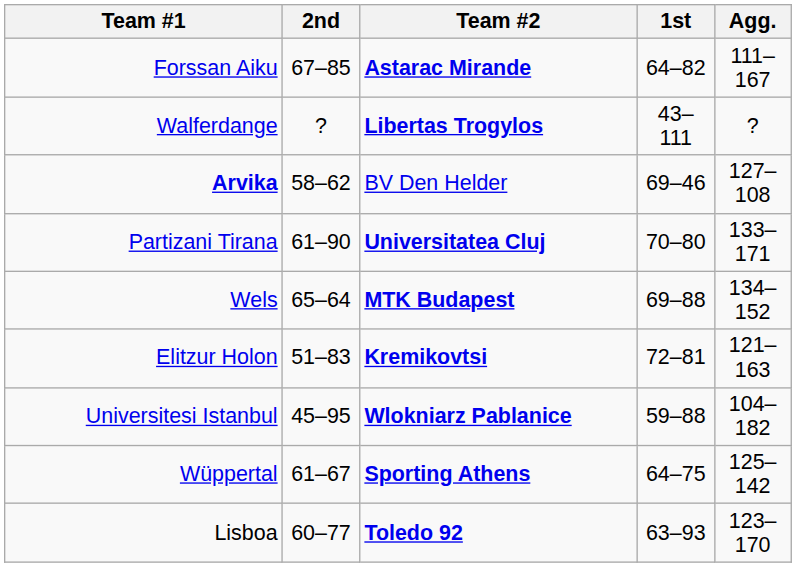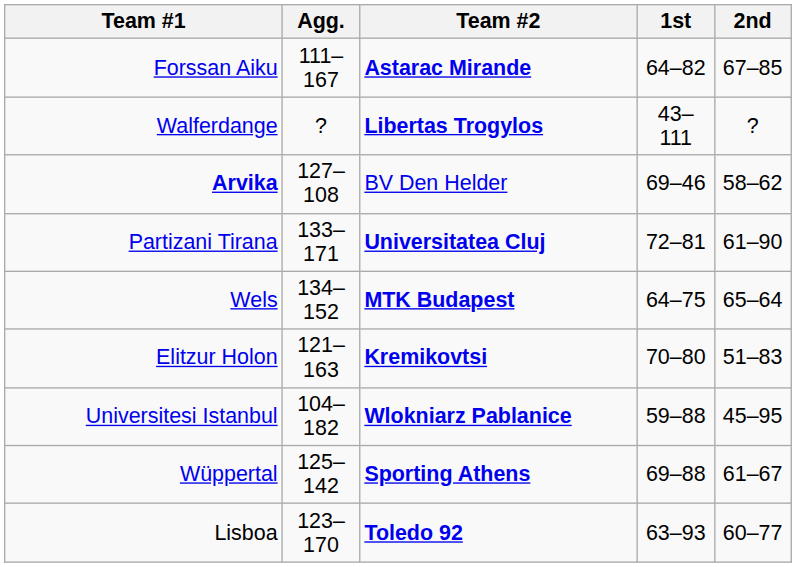columns swapped: (753, 21) <-> (321, 21)
(676, 241) 70–80 -> (676, 241) 72–81
(676, 300) 69–88 -> (676, 300) 64–75
(676, 358) 72–81 -> (676, 358) 70–80
(676, 474) 64–75 -> (676, 474) 69–88
